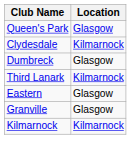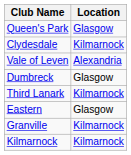+ row: (38, 61)
(93, 110) Glasgow -> (99, 126) Kilmarnock
